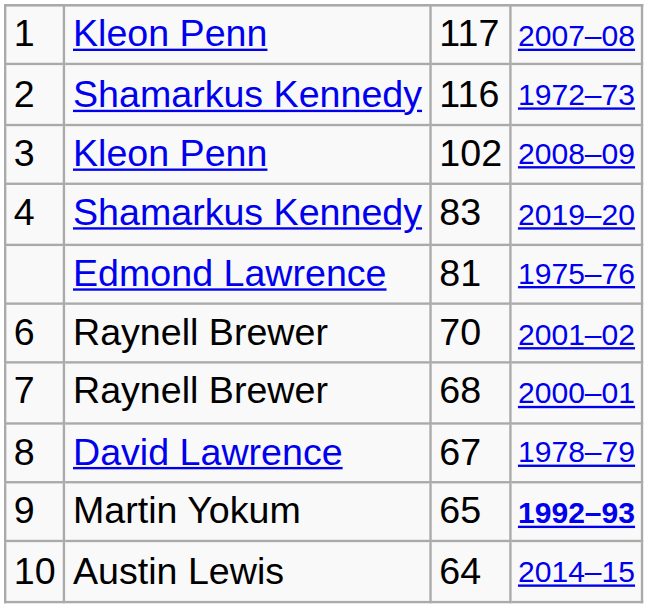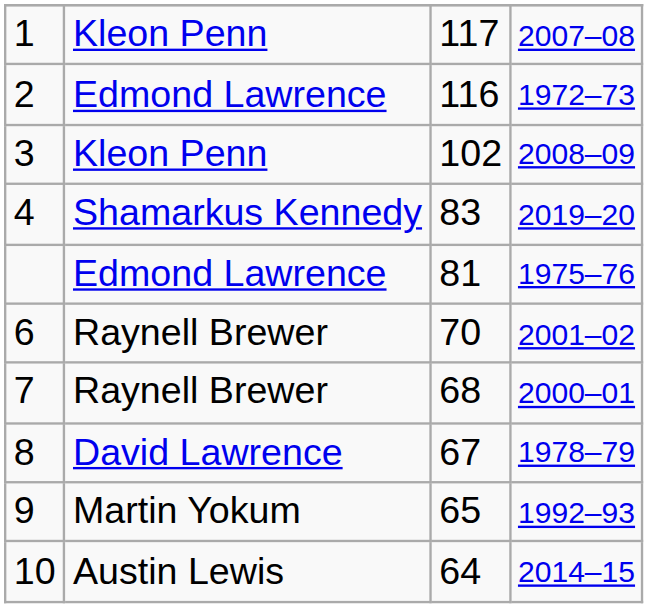(248, 93) Shamarkus Kennedy -> (230, 93) Edmond Lawrence
(577, 512) bold -> (577, 512) normal
